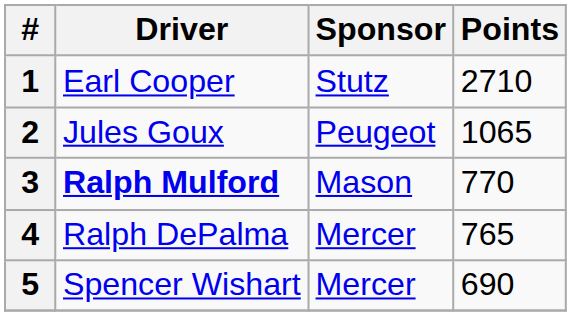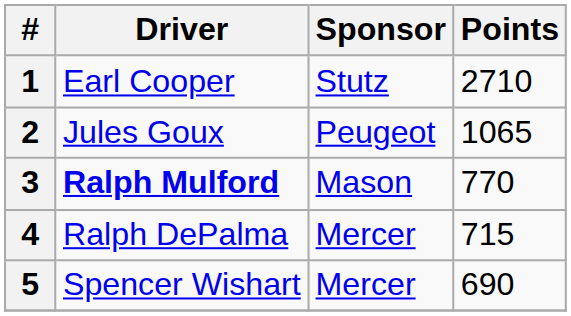(488, 234) 765 -> (488, 234) 715
